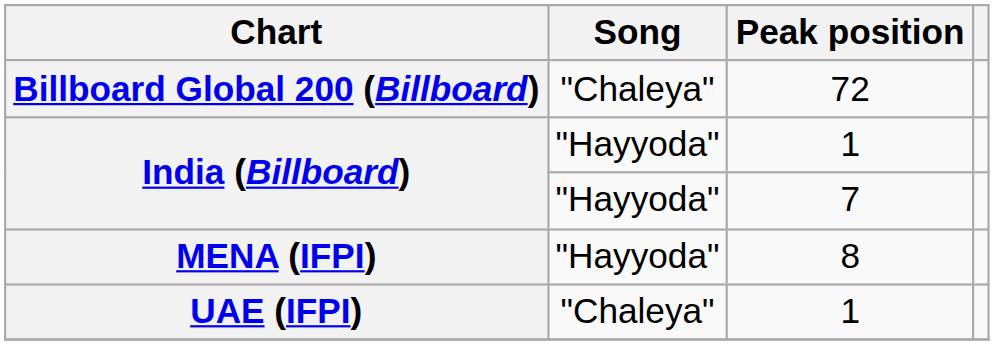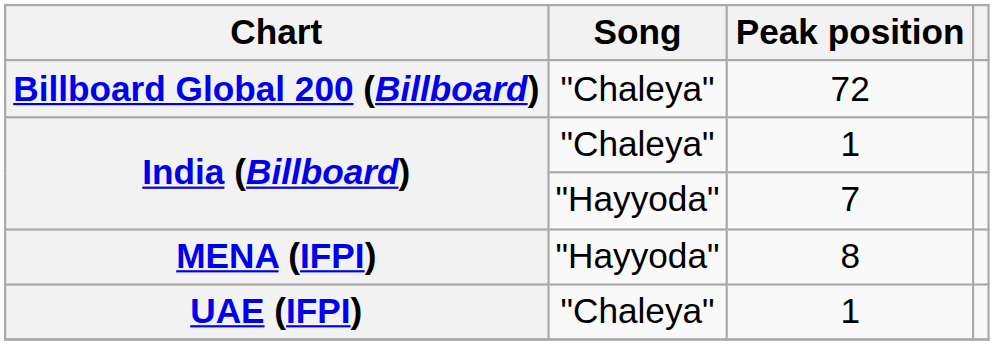(638, 144) "Hayyoda" -> (638, 144) "Chaleya"
